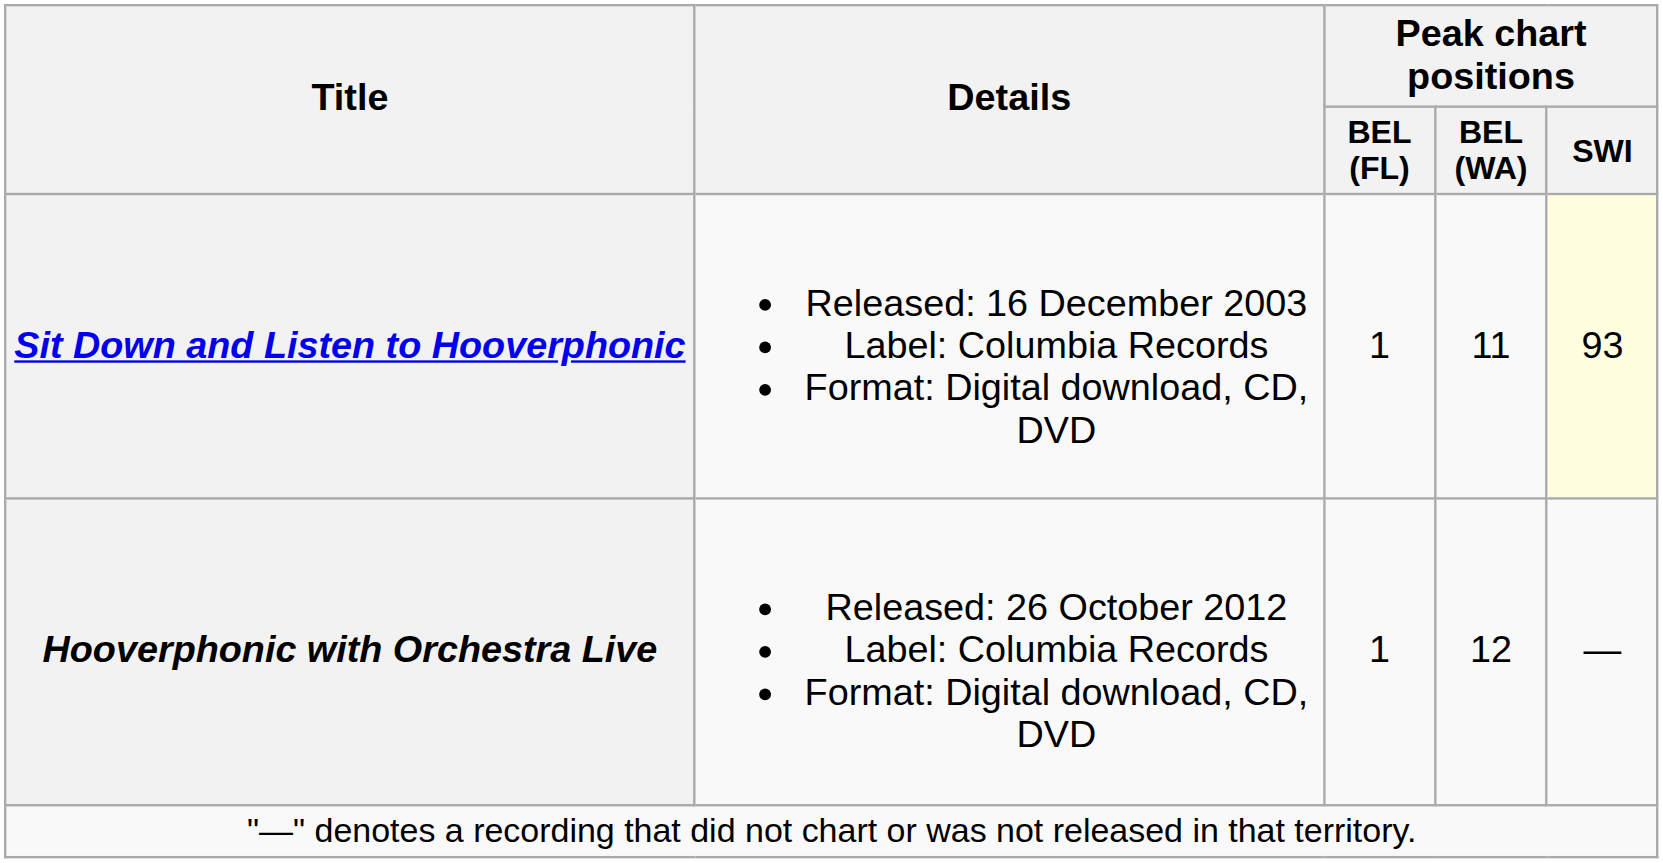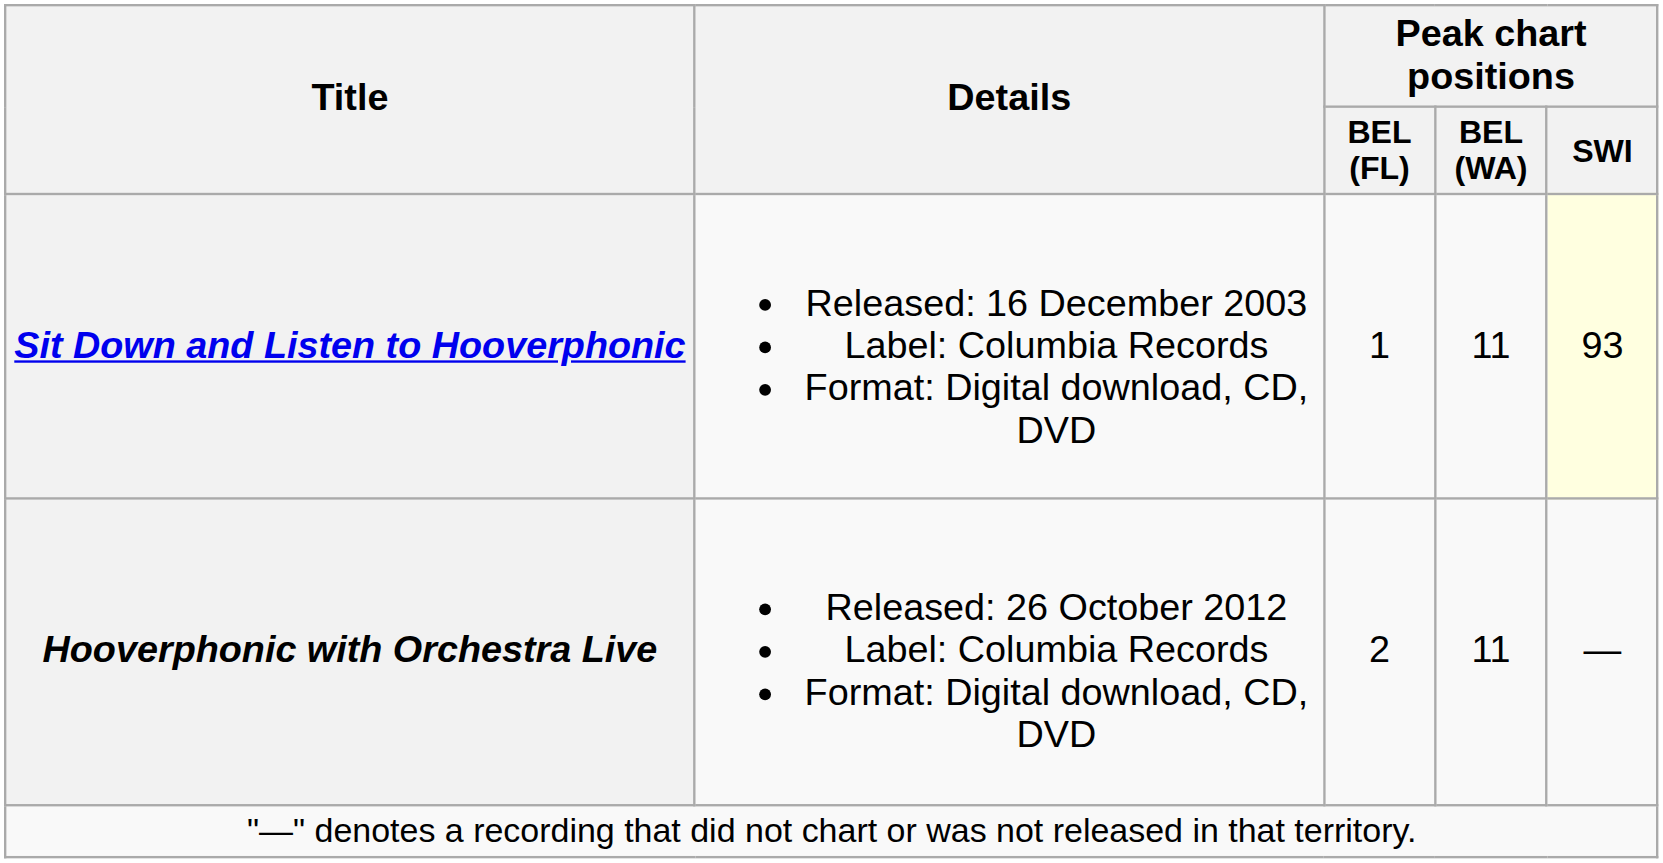(1380, 650) 1 -> (1380, 650) 2
(1491, 650) 12 -> (1491, 650) 11
